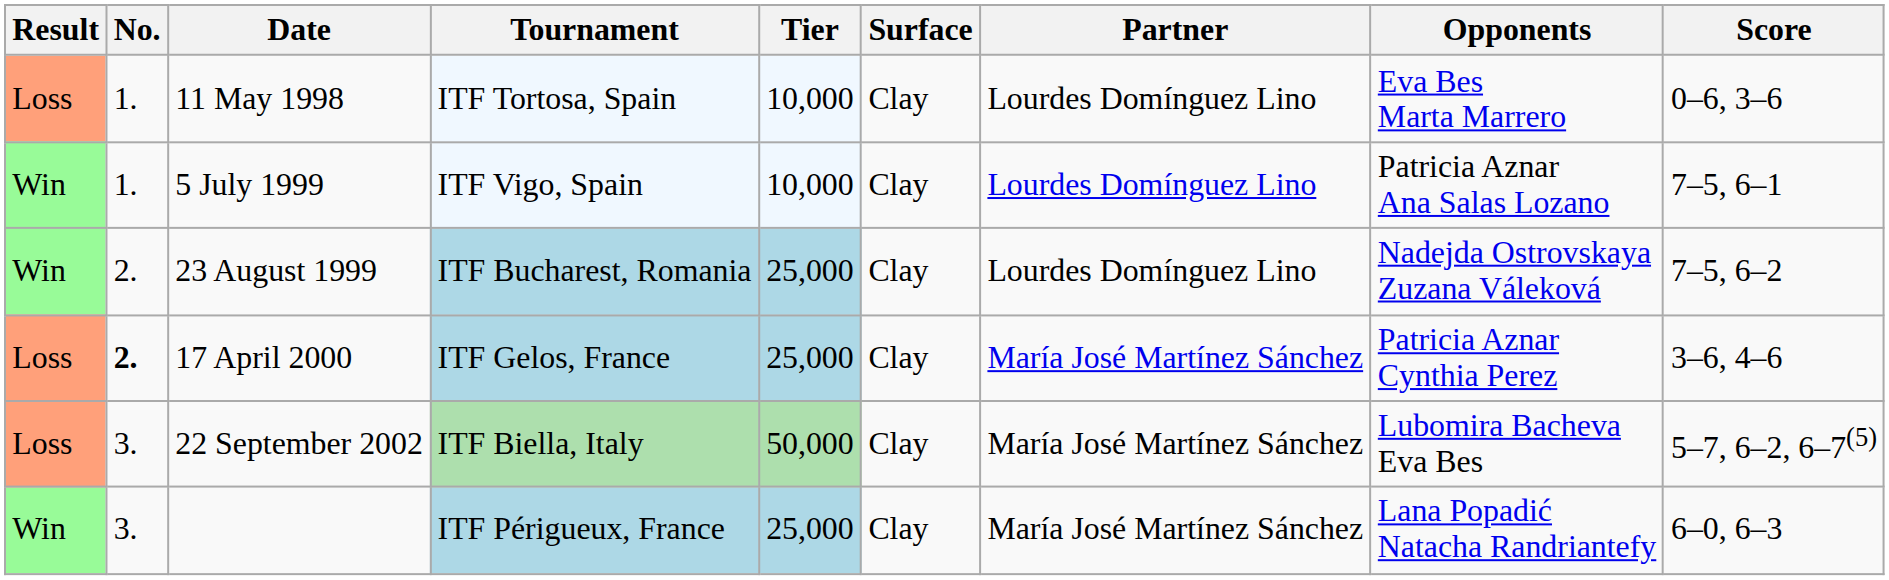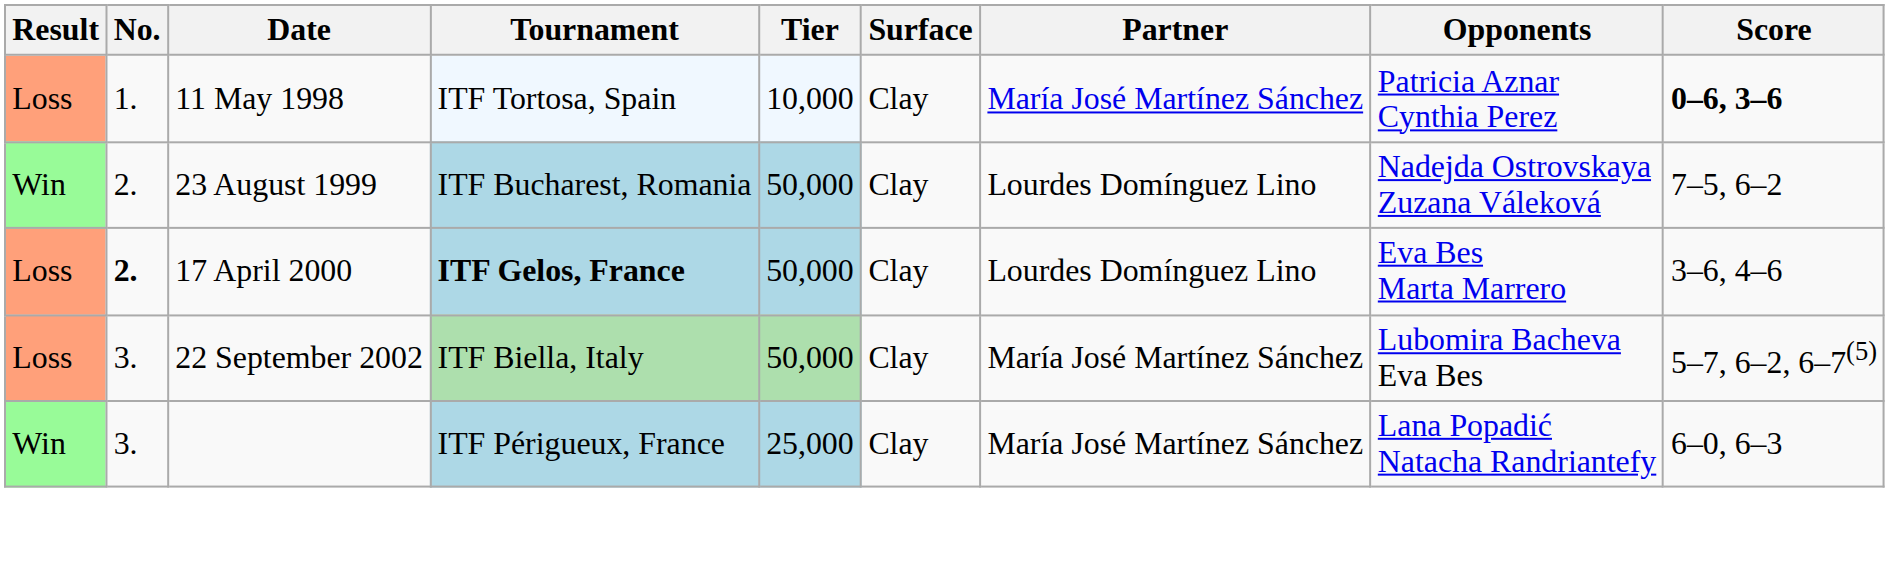(1152, 98) Lourdes Domínguez Lino -> (1175, 98) María José Martínez Sánchez
(1472, 98) Eva Bes Marta Marrero -> (1468, 98) Patricia Aznar Cynthia Perez
(1727, 98) normal -> (1727, 98) bold
- row: (250, 184)
(810, 270) 25,000 -> (810, 184) 50,000
(554, 357) normal -> (561, 270) bold
(810, 357) 25,000 -> (810, 270) 50,000
(1175, 357) María José Martínez Sánchez -> (1152, 270) Lourdes Domínguez Lino
(1468, 357) Patricia Aznar Cynthia Perez -> (1472, 270) Eva Bes Marta Marrero
